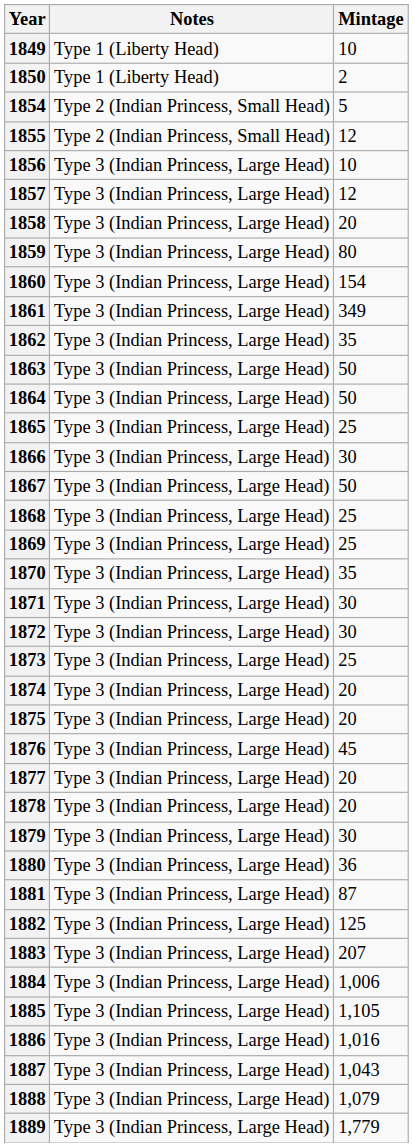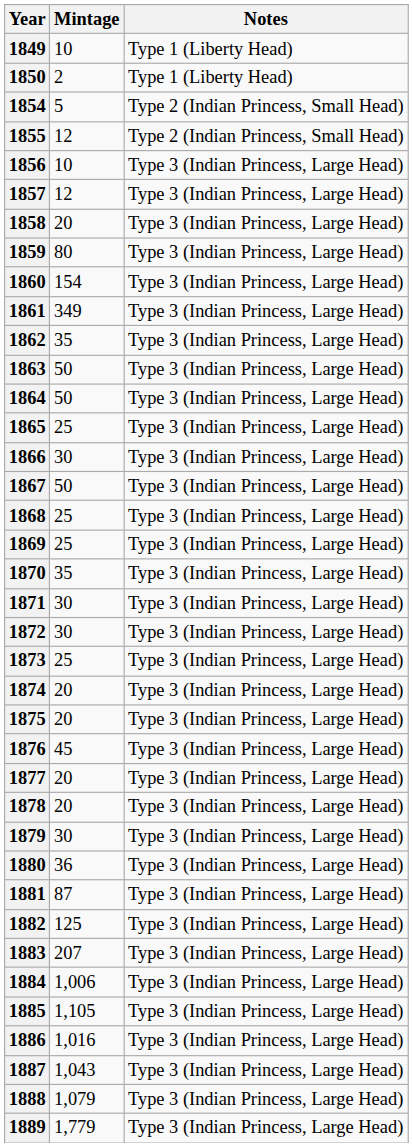columns swapped: (371, 19) <-> (192, 19)
